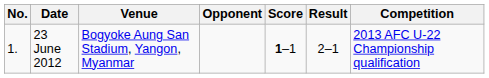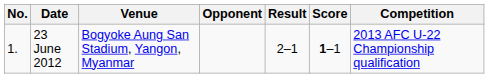columns swapped: (285, 14) <-> (328, 14)
